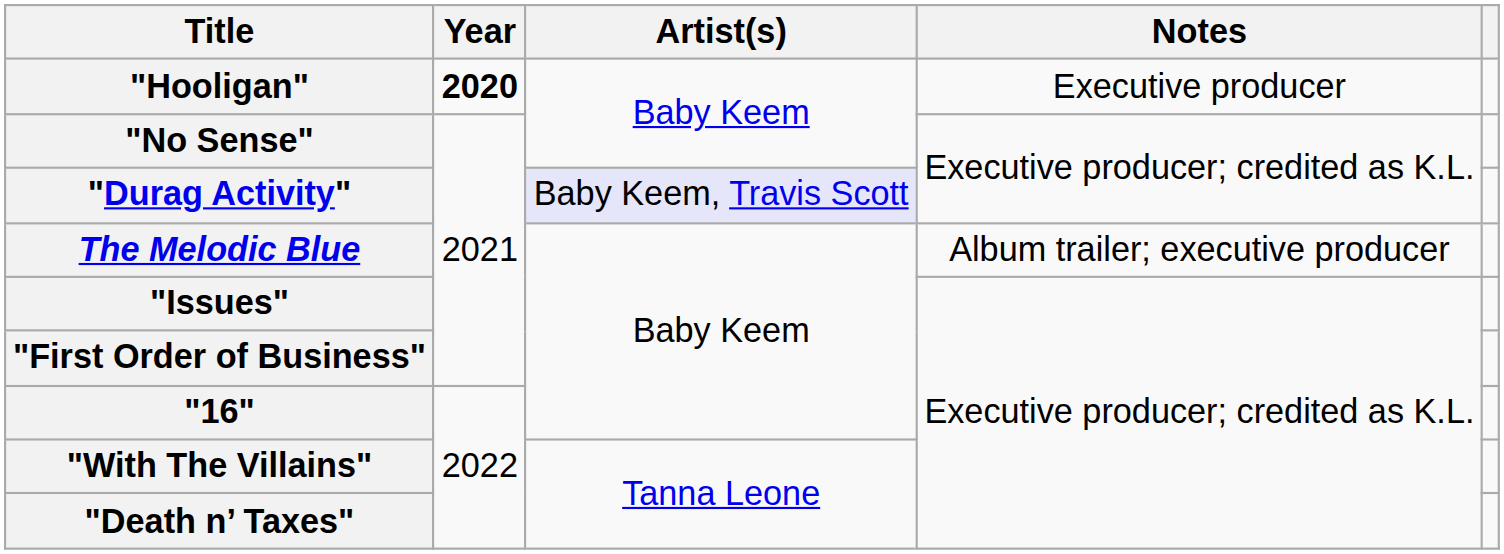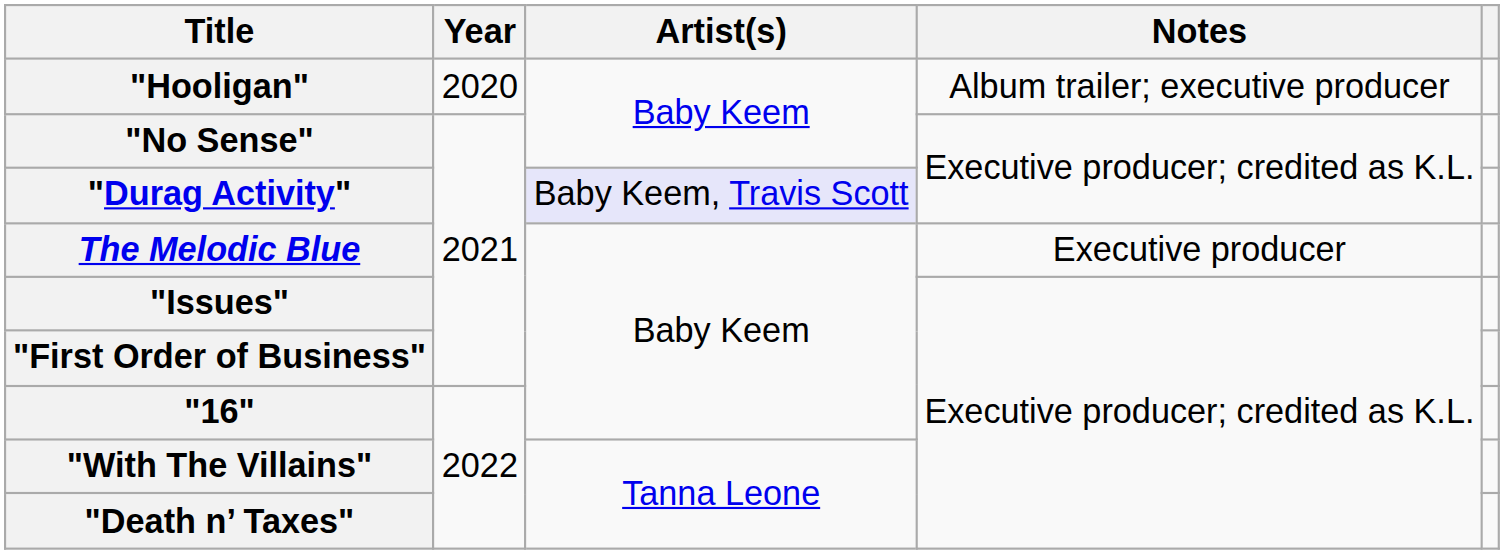(480, 85) bold -> (480, 85) normal
(1199, 85) Executive producer -> (1199, 85) Album trailer; executive producer
(1199, 248) Album trailer; executive producer -> (1199, 248) Executive producer
